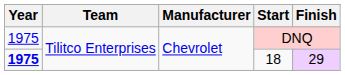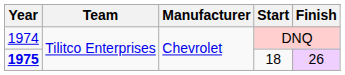(23, 38) 1975 -> (23, 38) 1974
(316, 60) 29 -> (316, 60) 26
